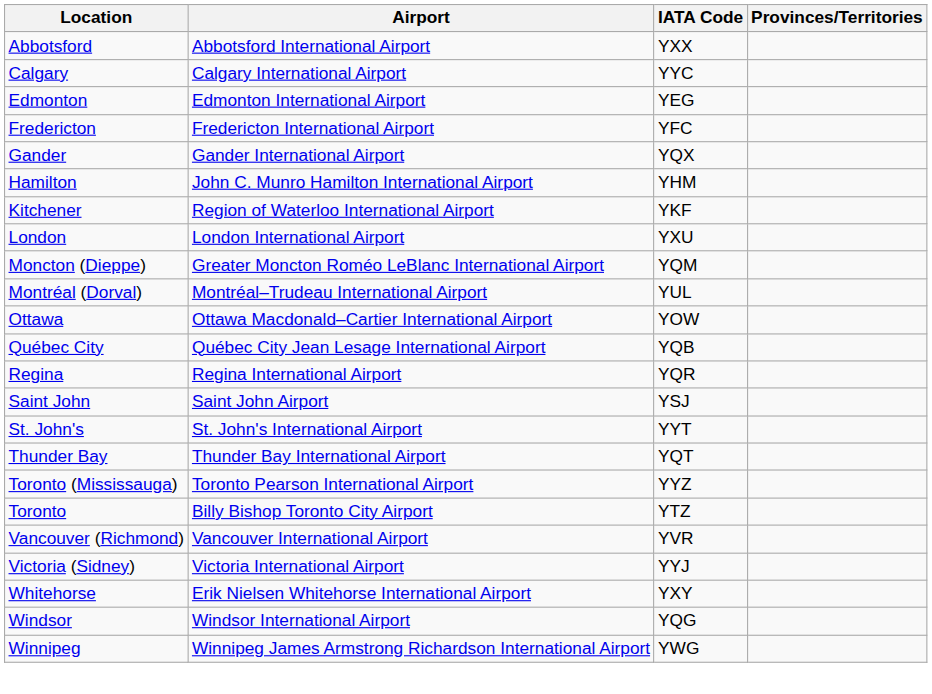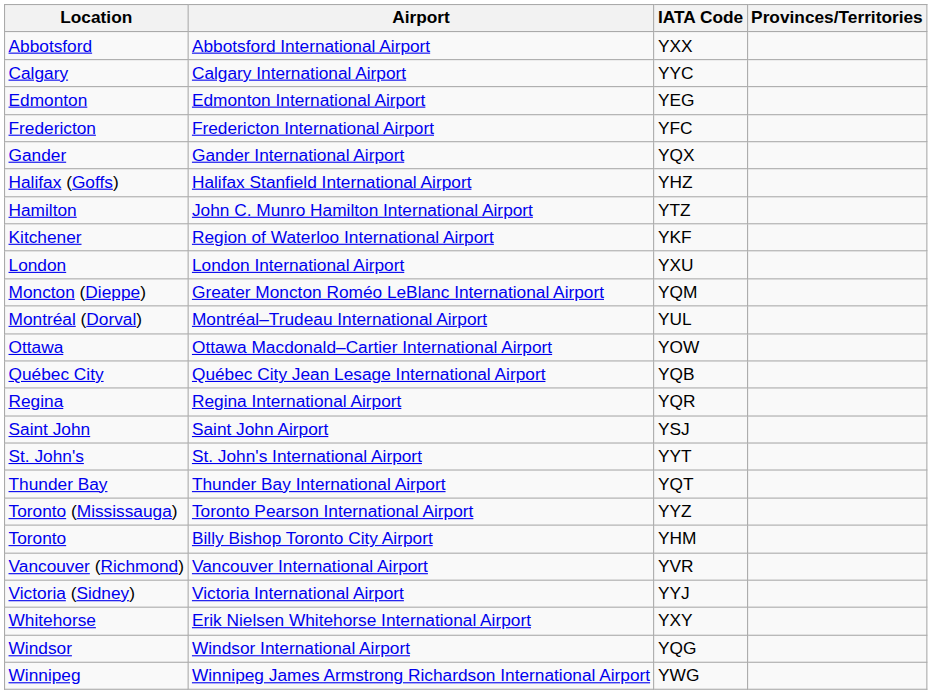+ row: (64, 182)
(677, 182) YHM -> (674, 210) YTZ
(674, 511) YTZ -> (677, 538) YHM
